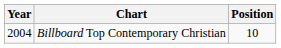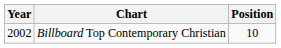(19, 33) 2004 -> (19, 33) 2002
